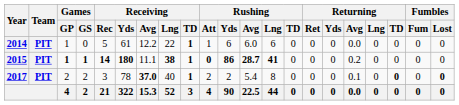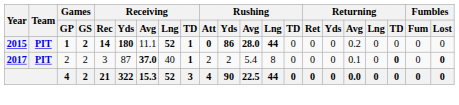- row: (17, 44)
(85, 60) 1 -> (85, 44) 2
(170, 60) 38 -> (170, 44) 52
(251, 60) 28.7 -> (251, 44) 28.0
(273, 60) 41 -> (273, 44) 44
(126, 76) 78 -> (126, 60) 87
